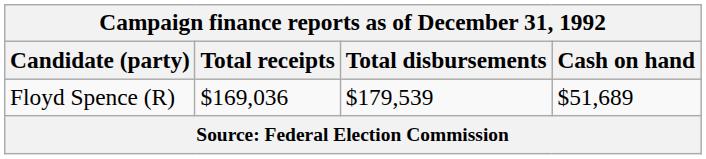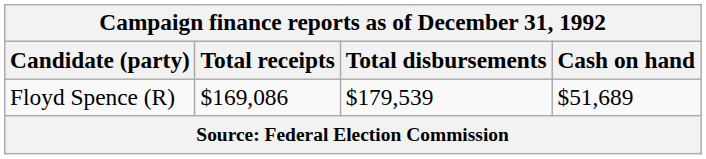(244, 97) $169,036 -> (244, 97) $169,086
